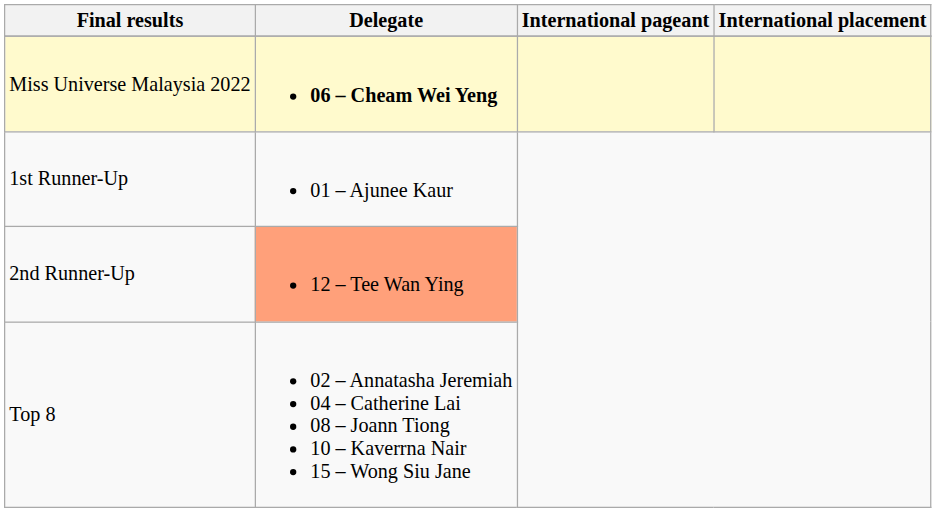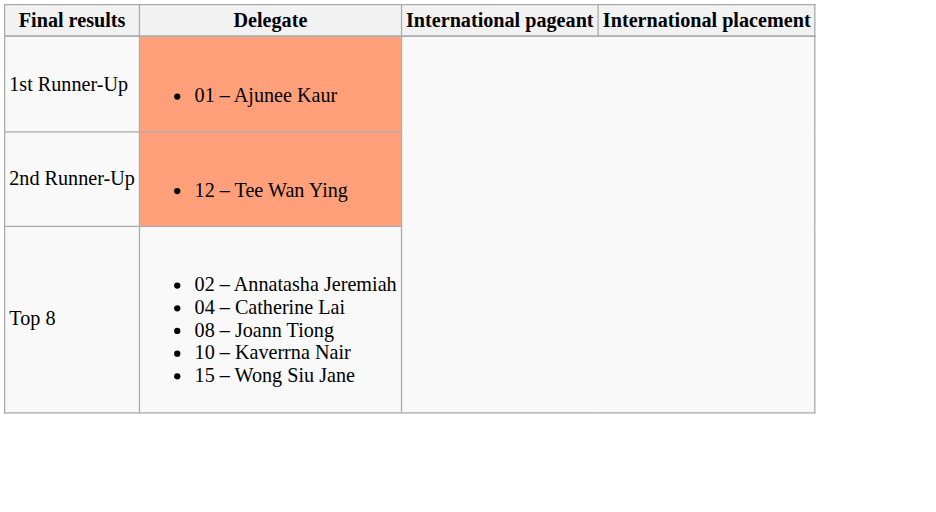- row: (130, 83)
(386, 190) no background -> (270, 95) lightsalmon background
